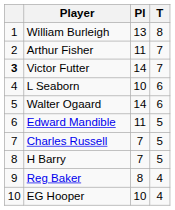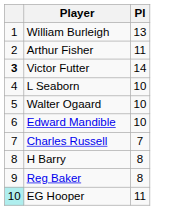- column: (160, 13)
(140, 104) 14 -> (140, 104) 10
(140, 123) 11 -> (140, 123) 10
(140, 159) 7 -> (140, 159) 8
(14, 196) no background -> (14, 196) paleturquoise background
(140, 196) 10 -> (140, 196) 11
